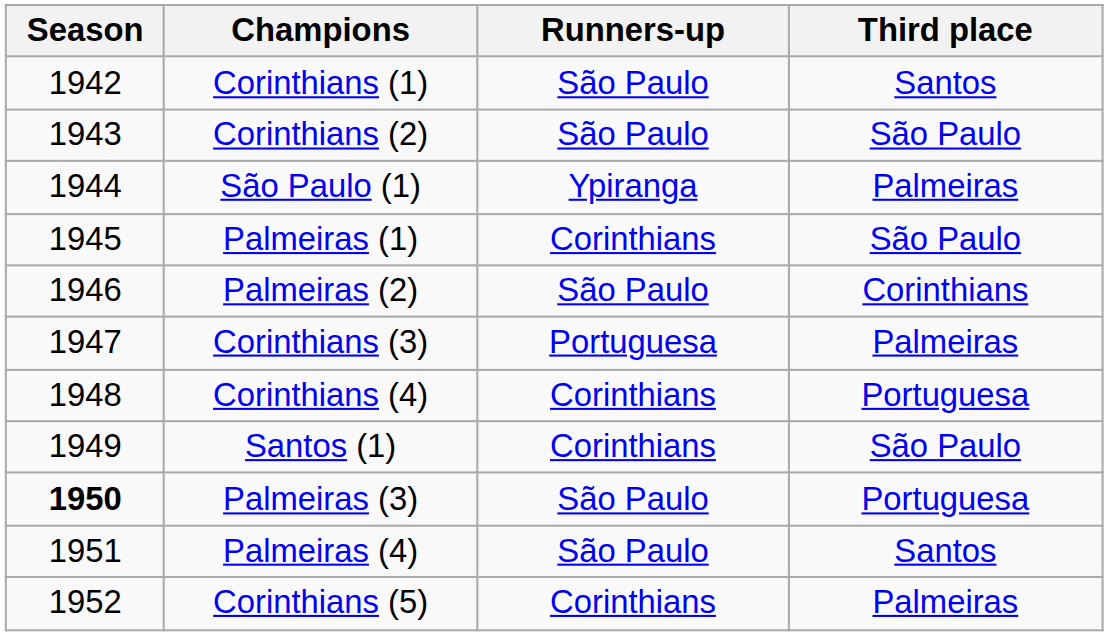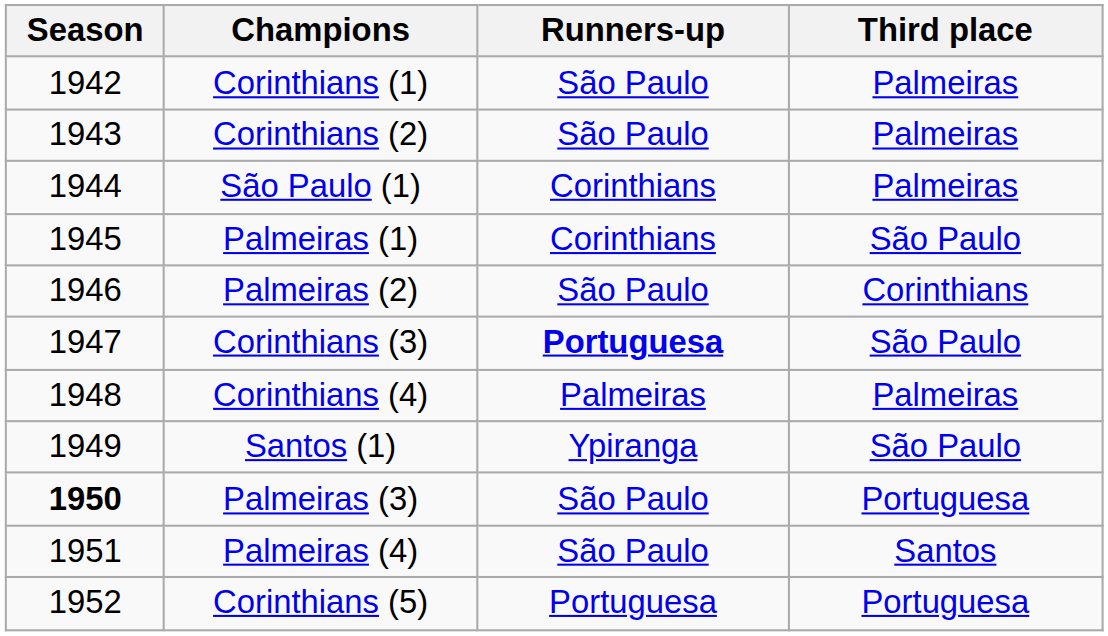(945, 82) Santos -> (945, 82) Palmeiras
(945, 134) São Paulo -> (945, 134) Palmeiras
(633, 186) Ypiranga -> (633, 186) Corinthians
(633, 342) normal -> (633, 342) bold
(945, 342) Palmeiras -> (945, 342) São Paulo
(633, 394) Corinthians -> (633, 394) Palmeiras
(945, 394) Portuguesa -> (945, 394) Palmeiras
(633, 446) Corinthians -> (633, 446) Ypiranga
(633, 602) Corinthians -> (633, 602) Portuguesa
(945, 602) Palmeiras -> (945, 602) Portuguesa
